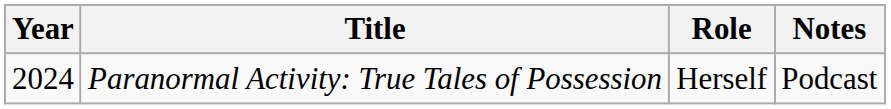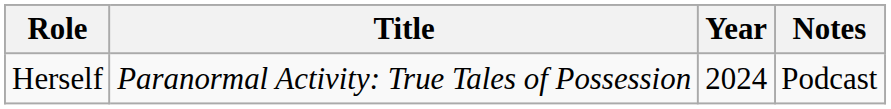columns swapped: (43, 28) <-> (722, 28)
